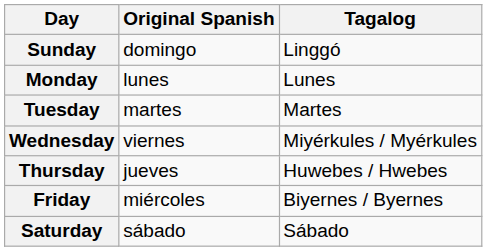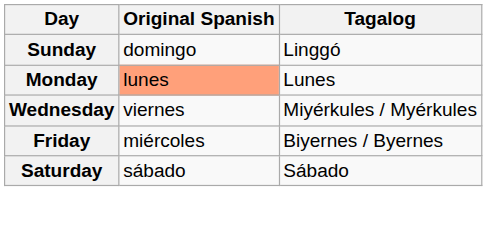(146, 79) no background -> (146, 79) lightsalmon background
- row: (62, 110)
- row: (62, 170)
